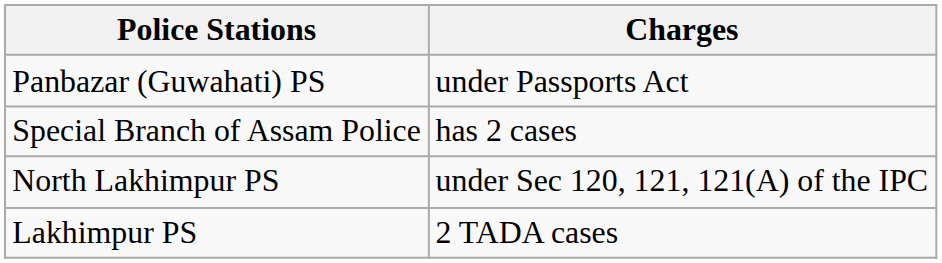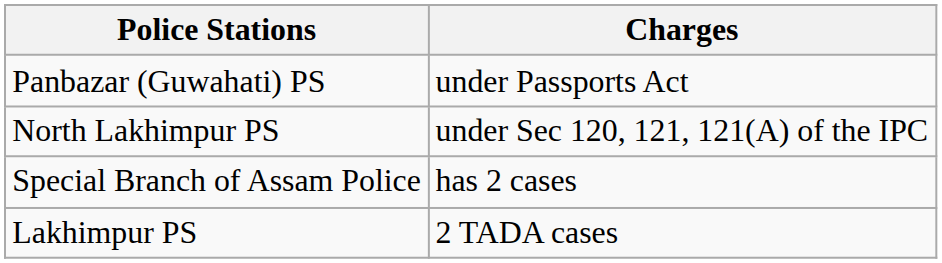rows swapped: (146, 181) <-> (217, 130)
